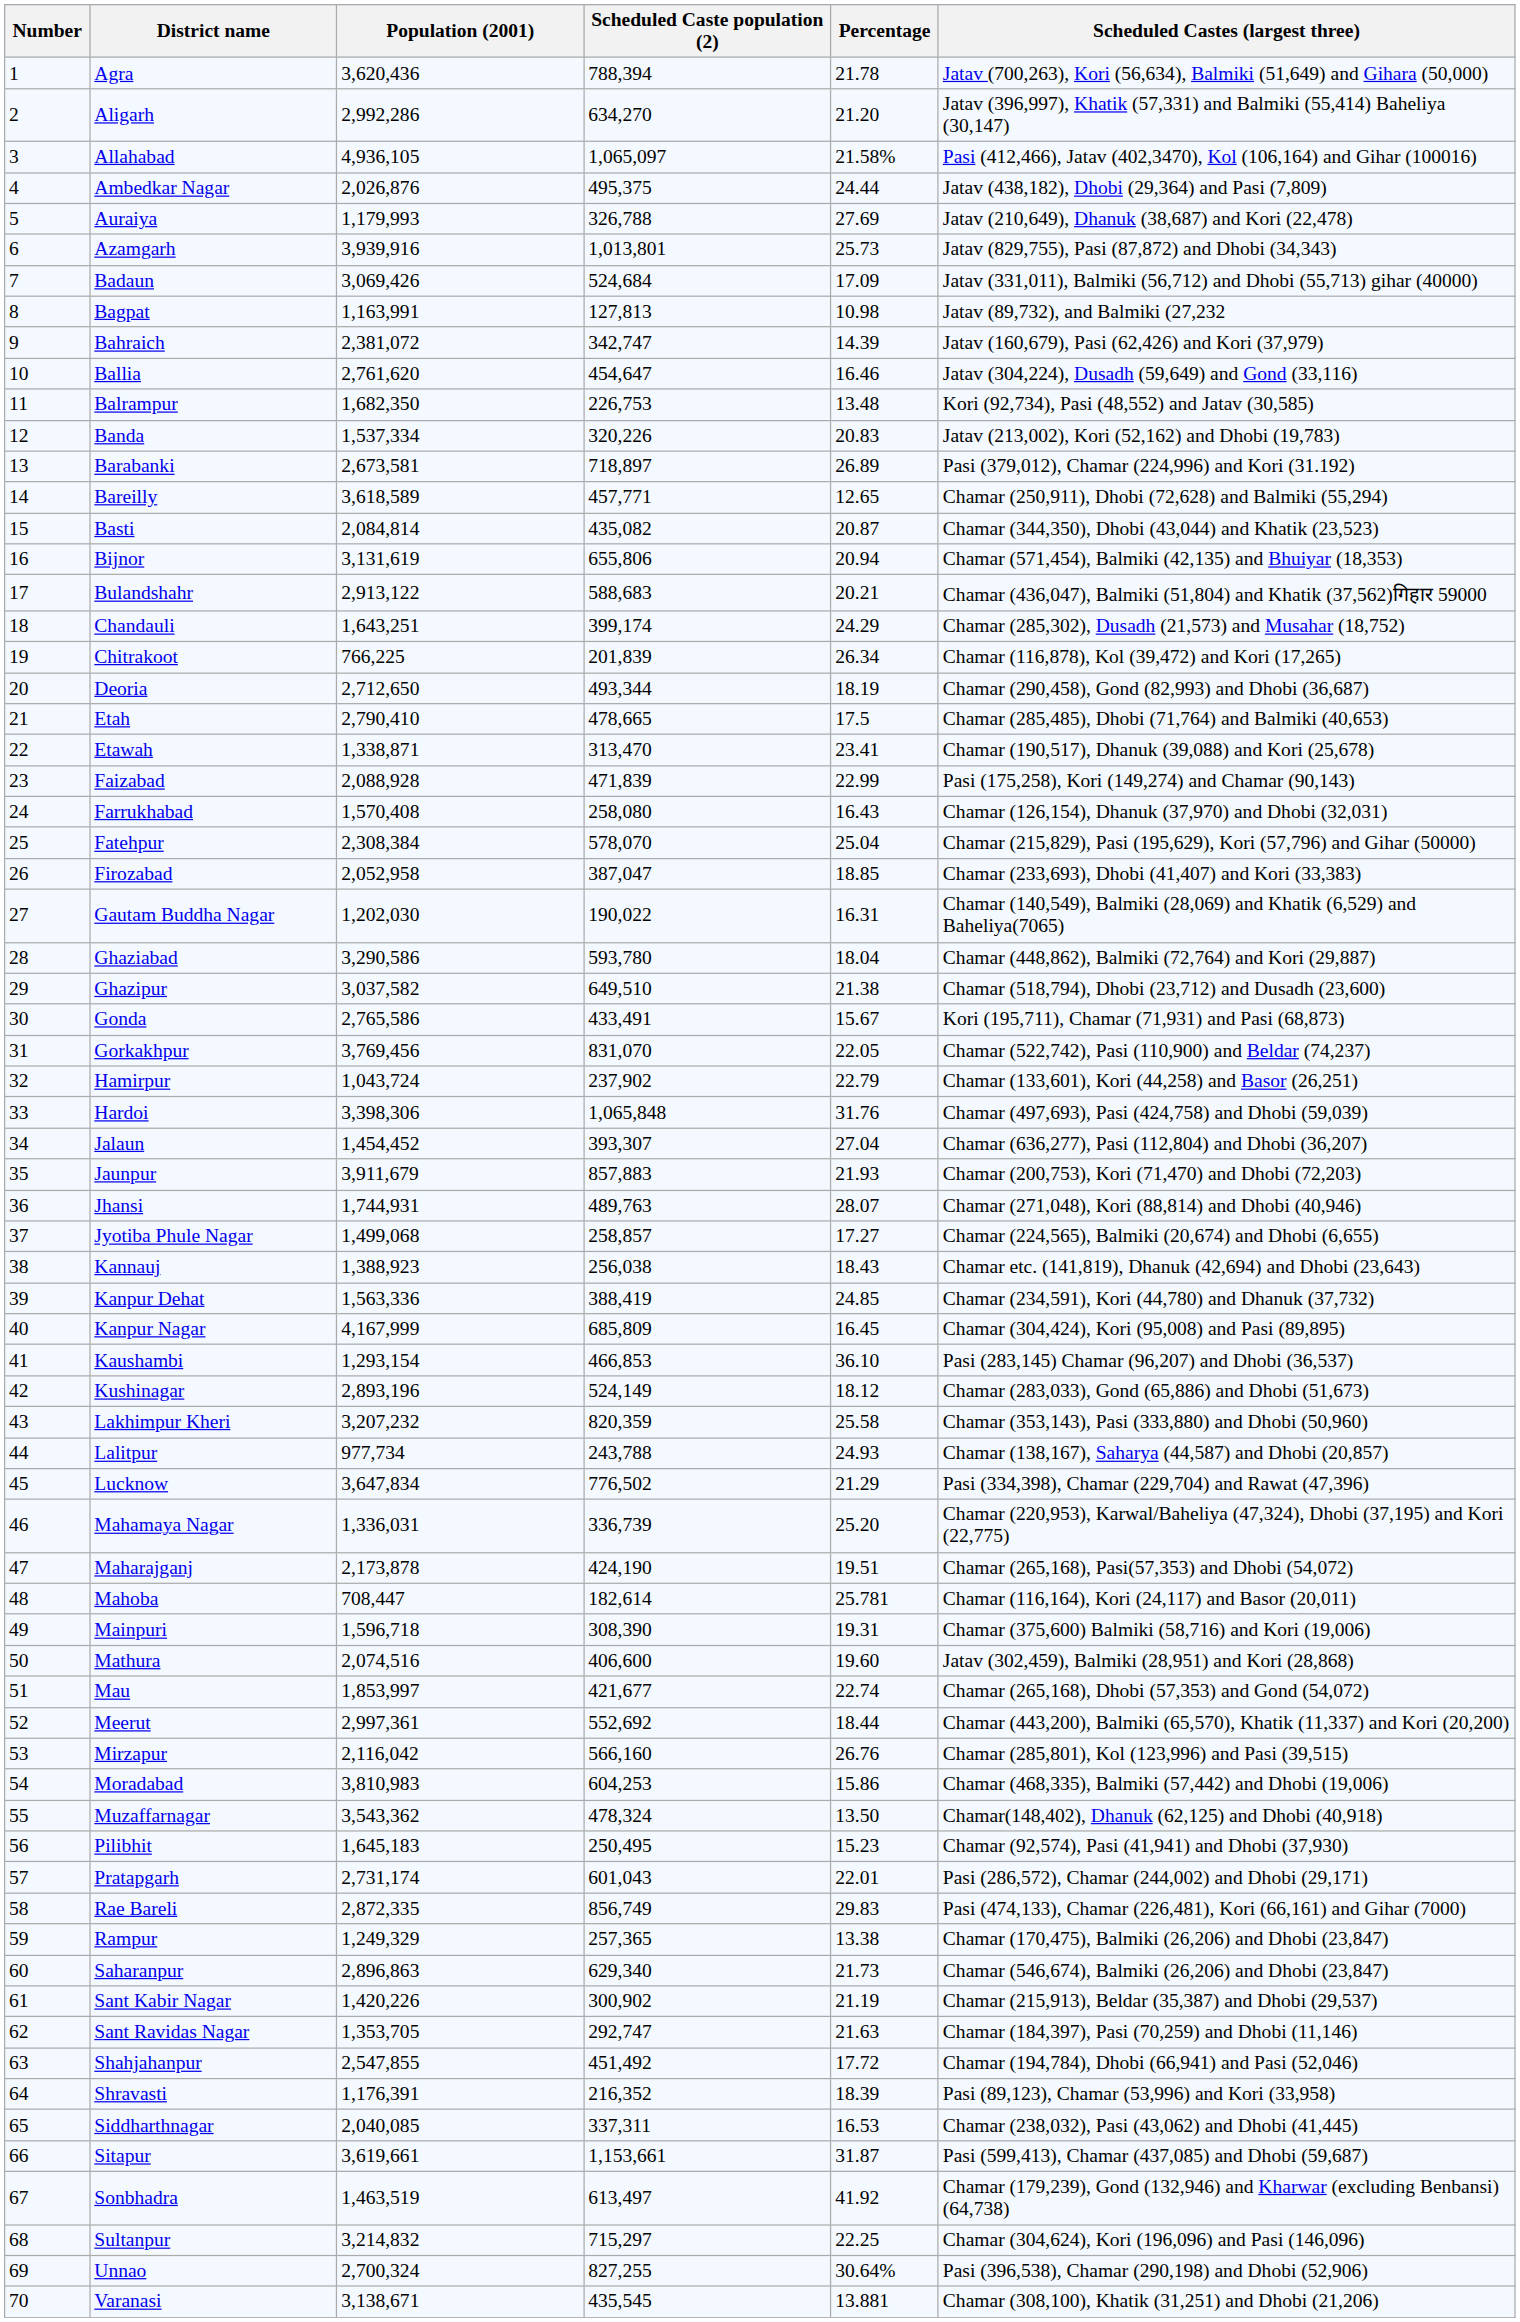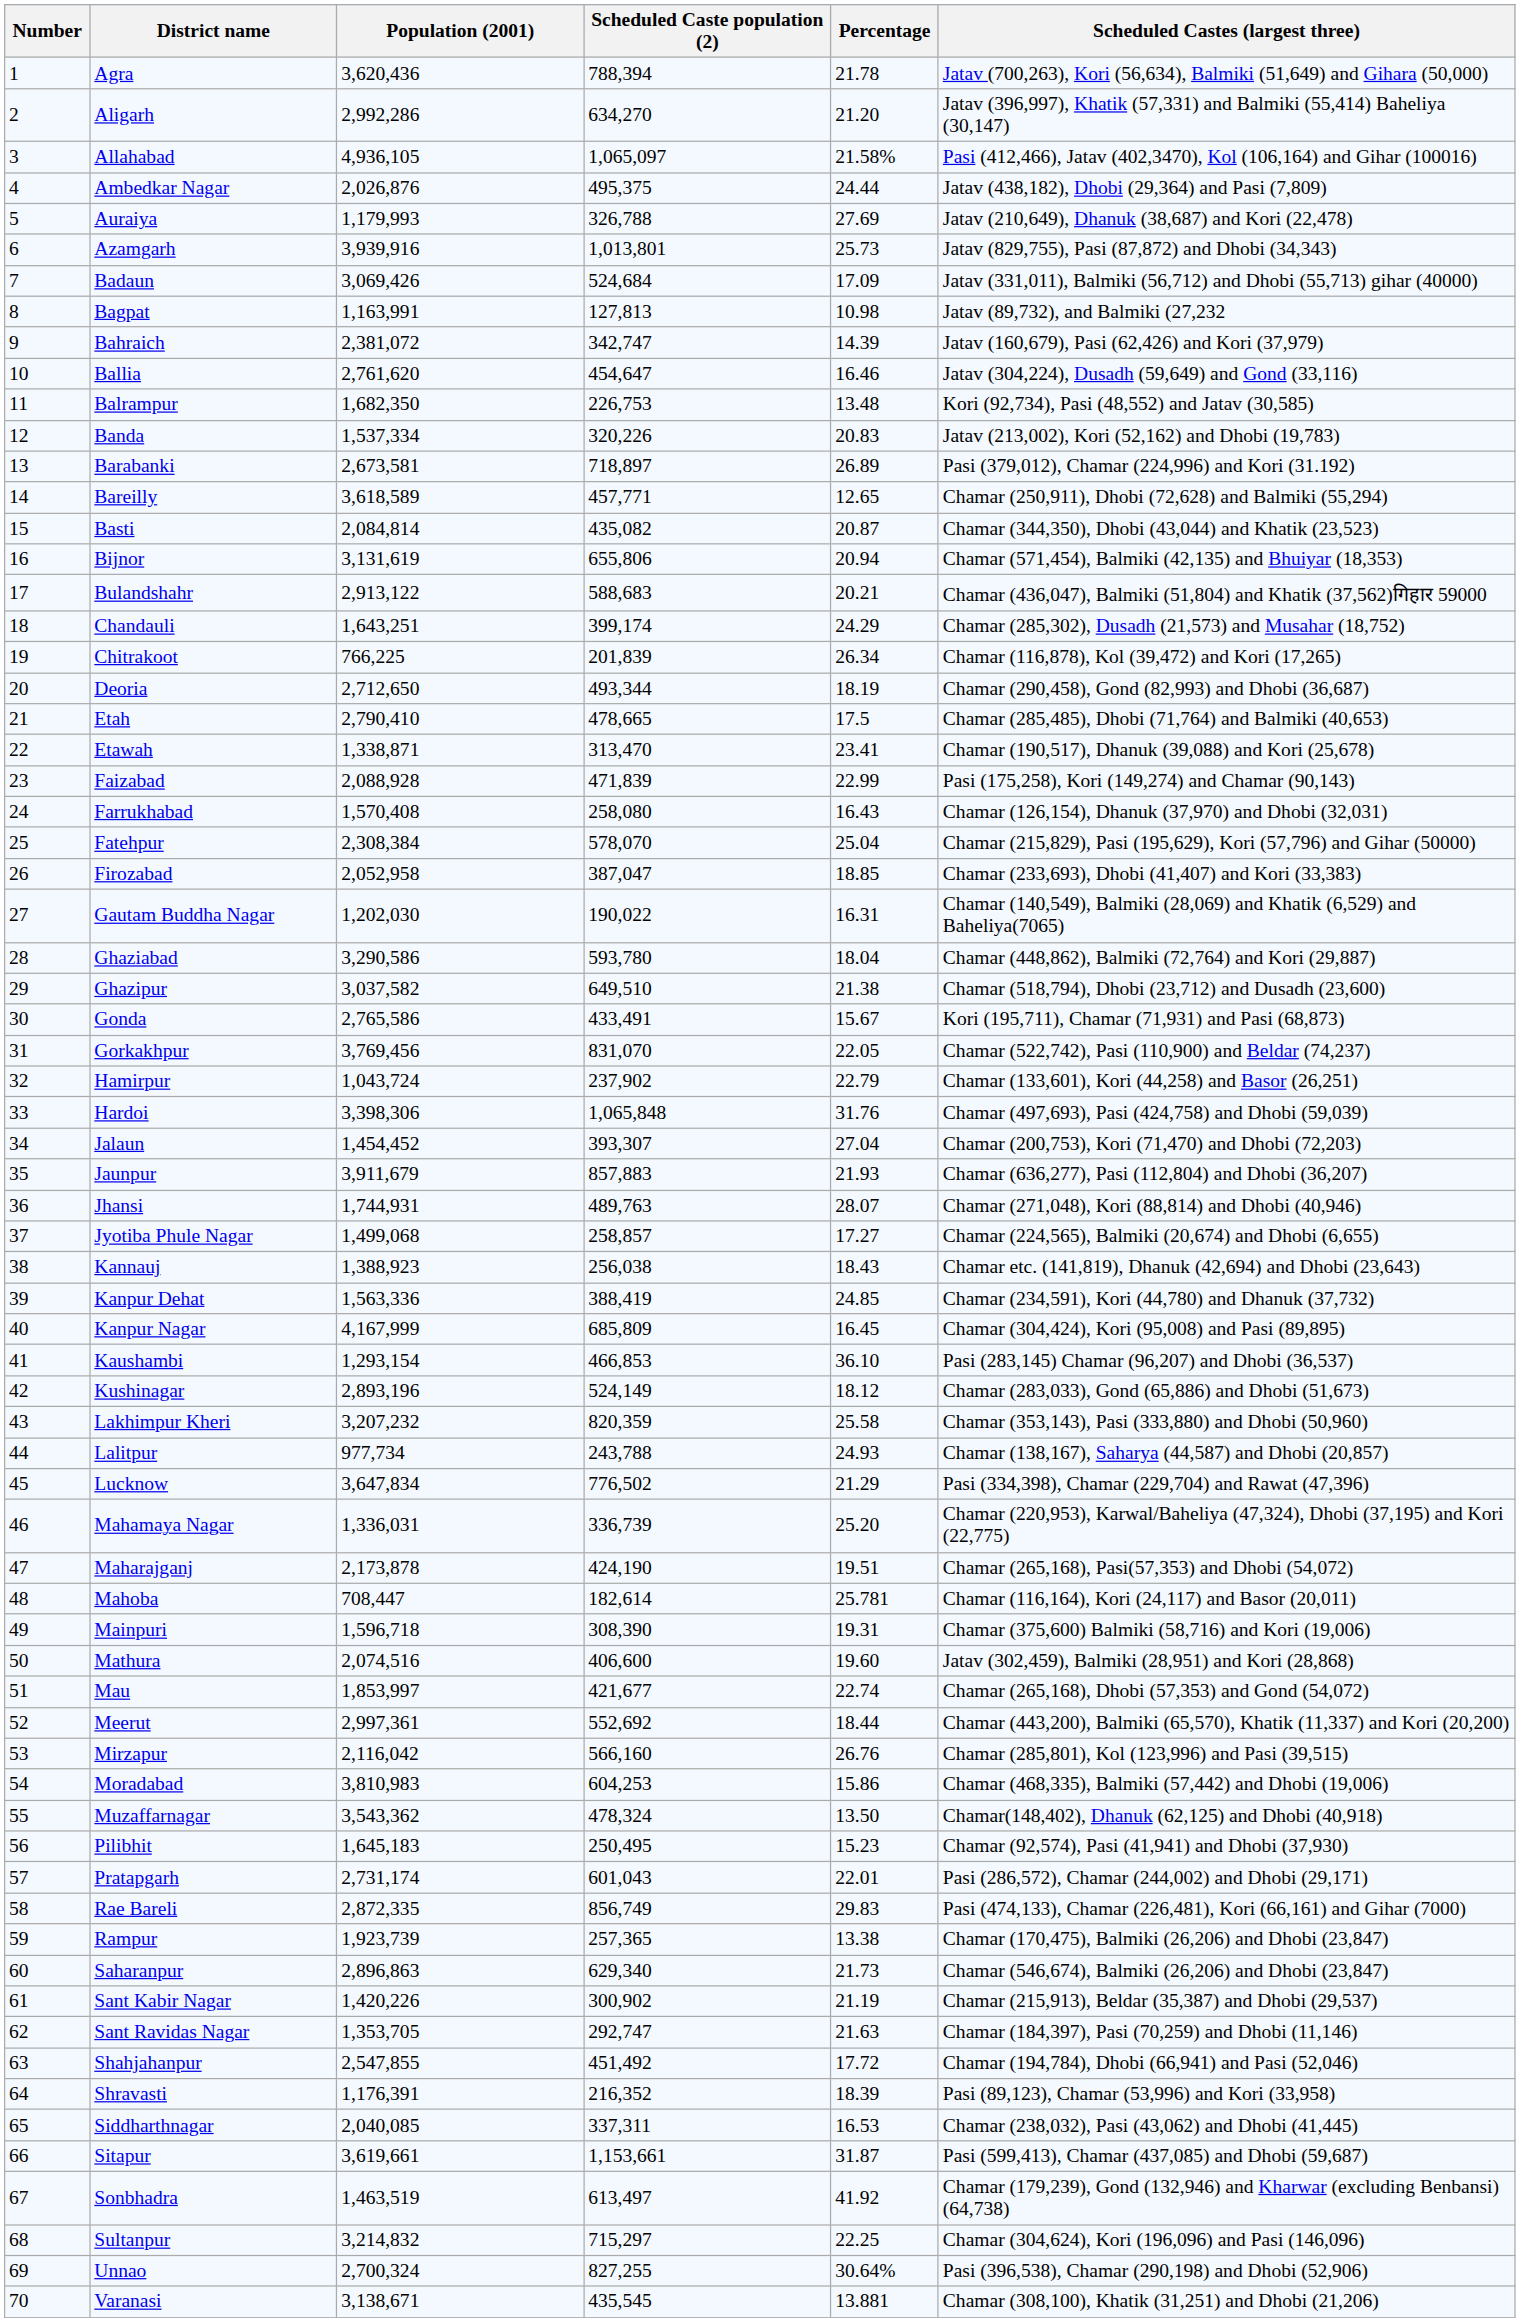(1155, 1143) Chamar (636,277), Pasi (112,804) and Dhobi (36,207) -> (1152, 1143) Chamar (200,753), Kori (71,470) and Dhobi (72,203)
(1152, 1174) Chamar (200,753), Kori (71,470) and Dhobi (72,203) -> (1155, 1174) Chamar (636,277), Pasi (112,804) and Dhobi (36,207)
(380, 1939) 1,249,329 -> (380, 1939) 1,923,739
